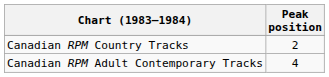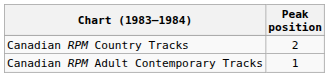(295, 63) 4 -> (295, 63) 1
